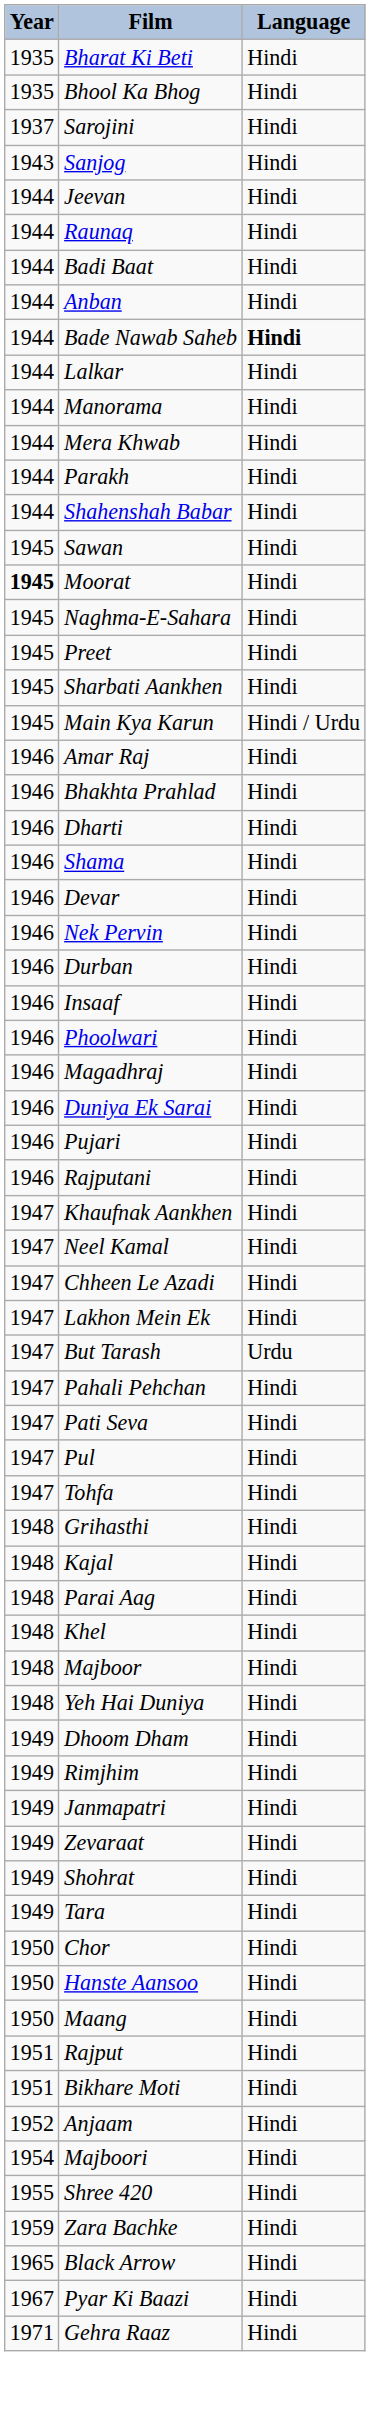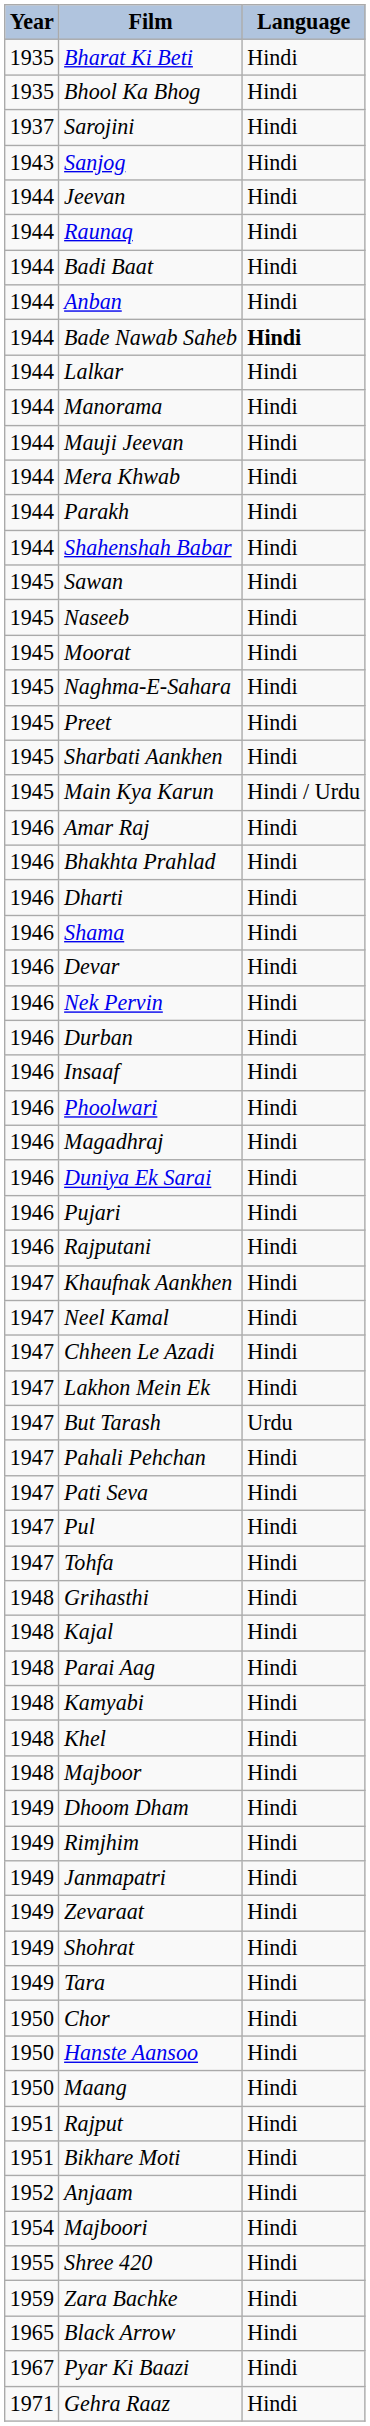+ row: (124, 442)
+ row: (97, 617)
(32, 582) bold -> (32, 652) normal
+ row: (104, 1702)
- row: (134, 1702)
